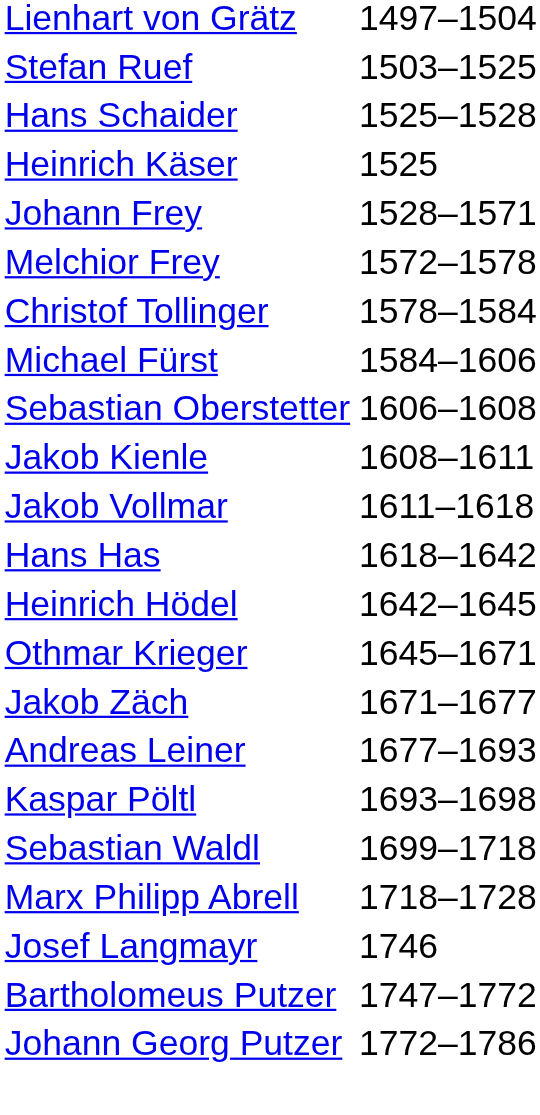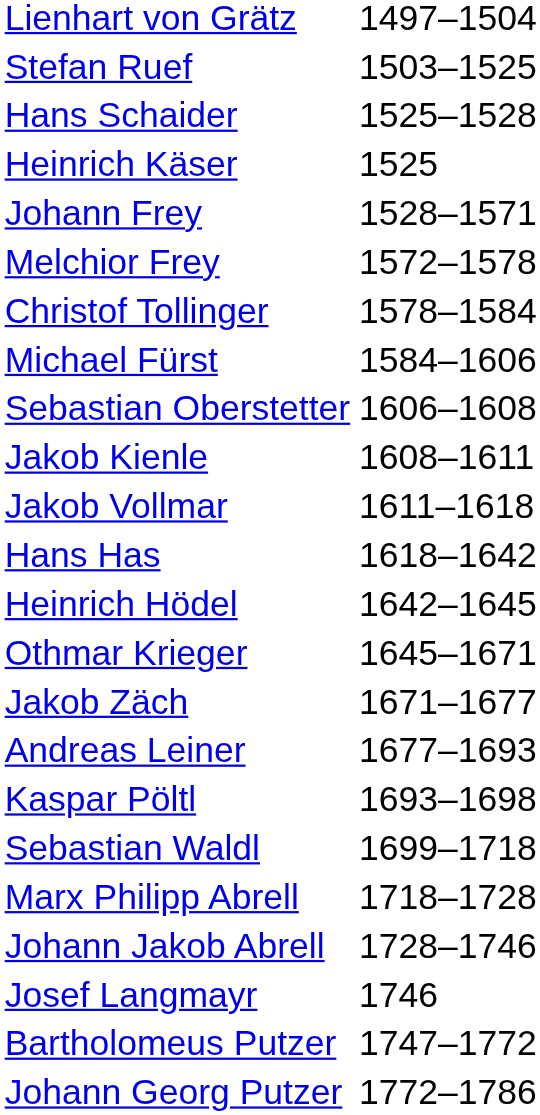+ row: (165, 945)
